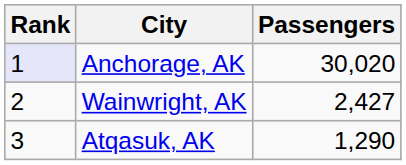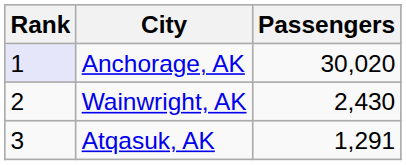(365, 102) 2,427 -> (365, 102) 2,430
(365, 141) 1,290 -> (365, 141) 1,291
